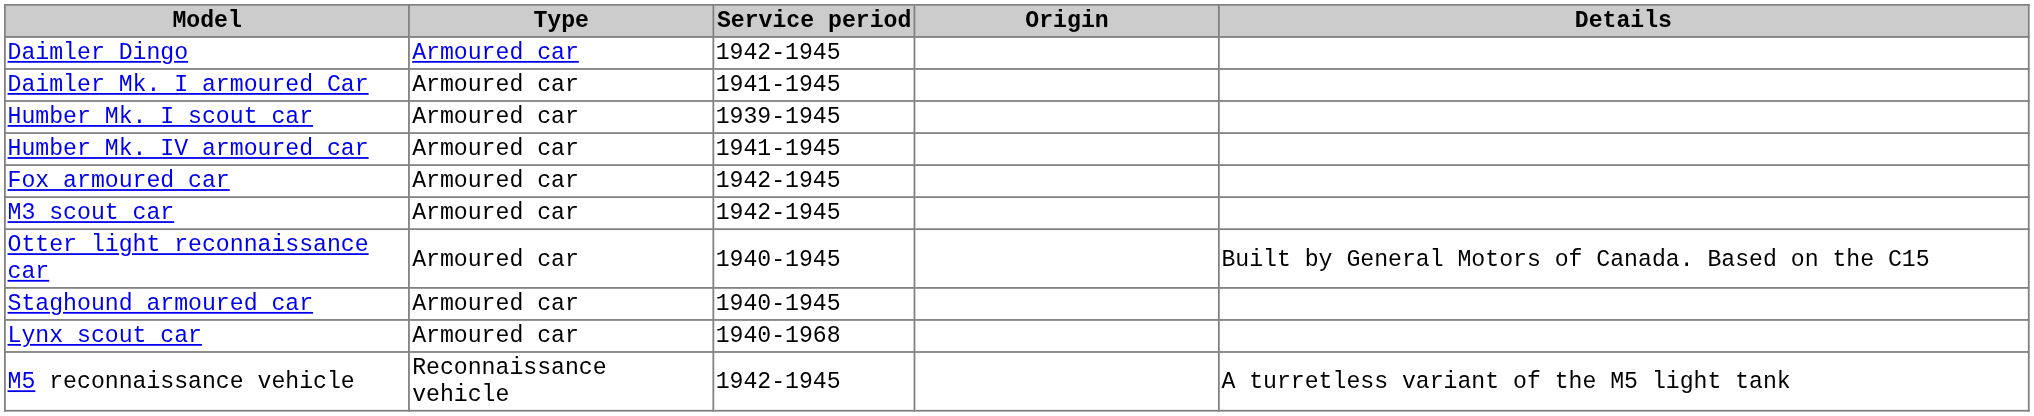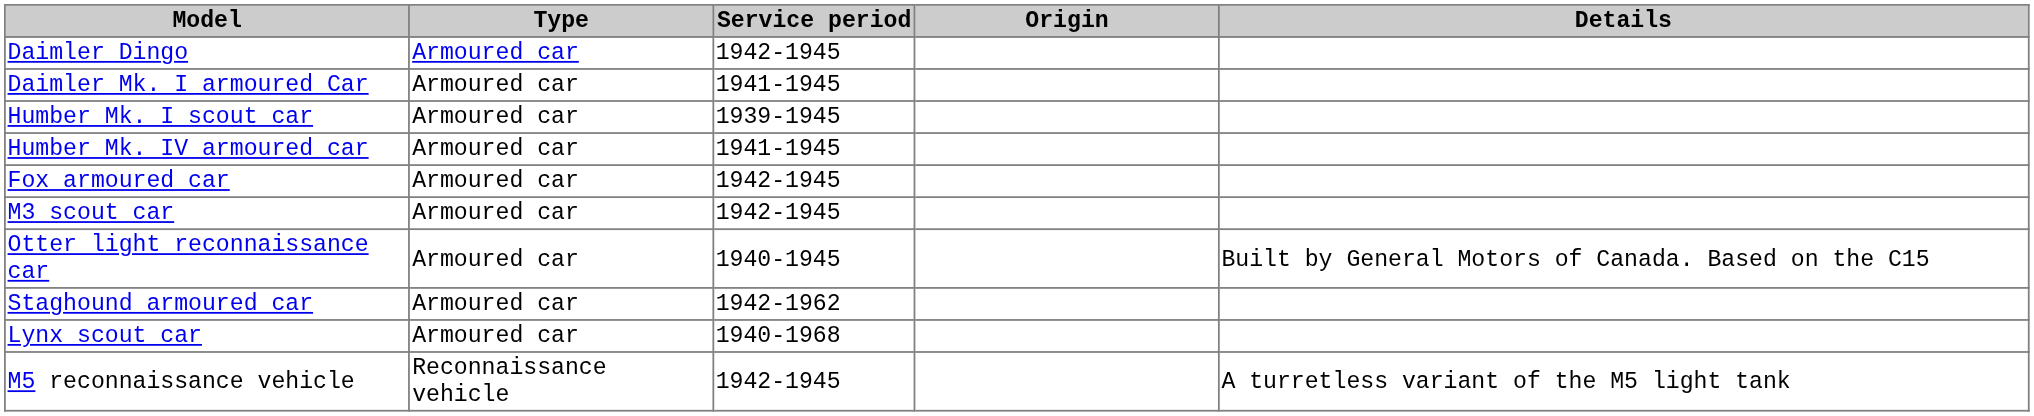(778, 304) 1940-1945 -> (778, 304) 1942-1962
